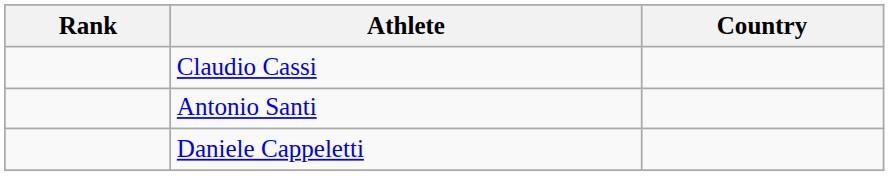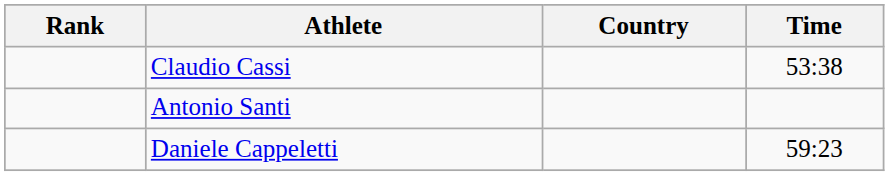+ column: (814, 25)
